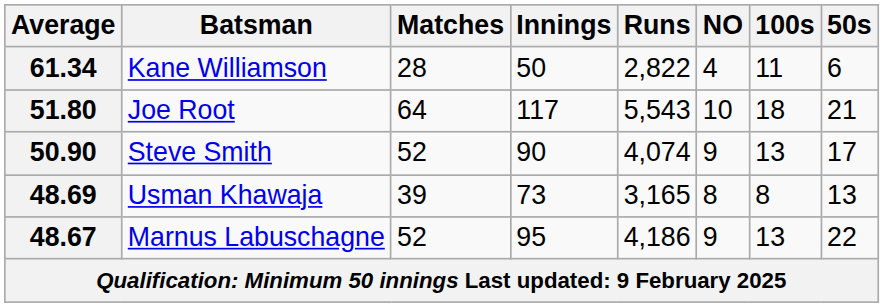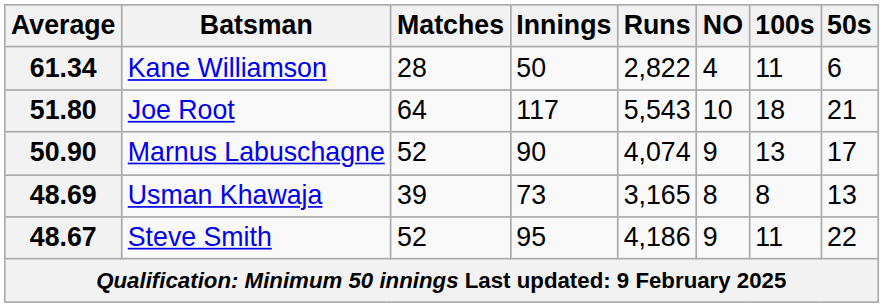(200, 152) Steve Smith -> (256, 152) Marnus Labuschagne
(256, 237) Marnus Labuschagne -> (200, 237) Steve Smith
(770, 237) 13 -> (769, 237) 11
